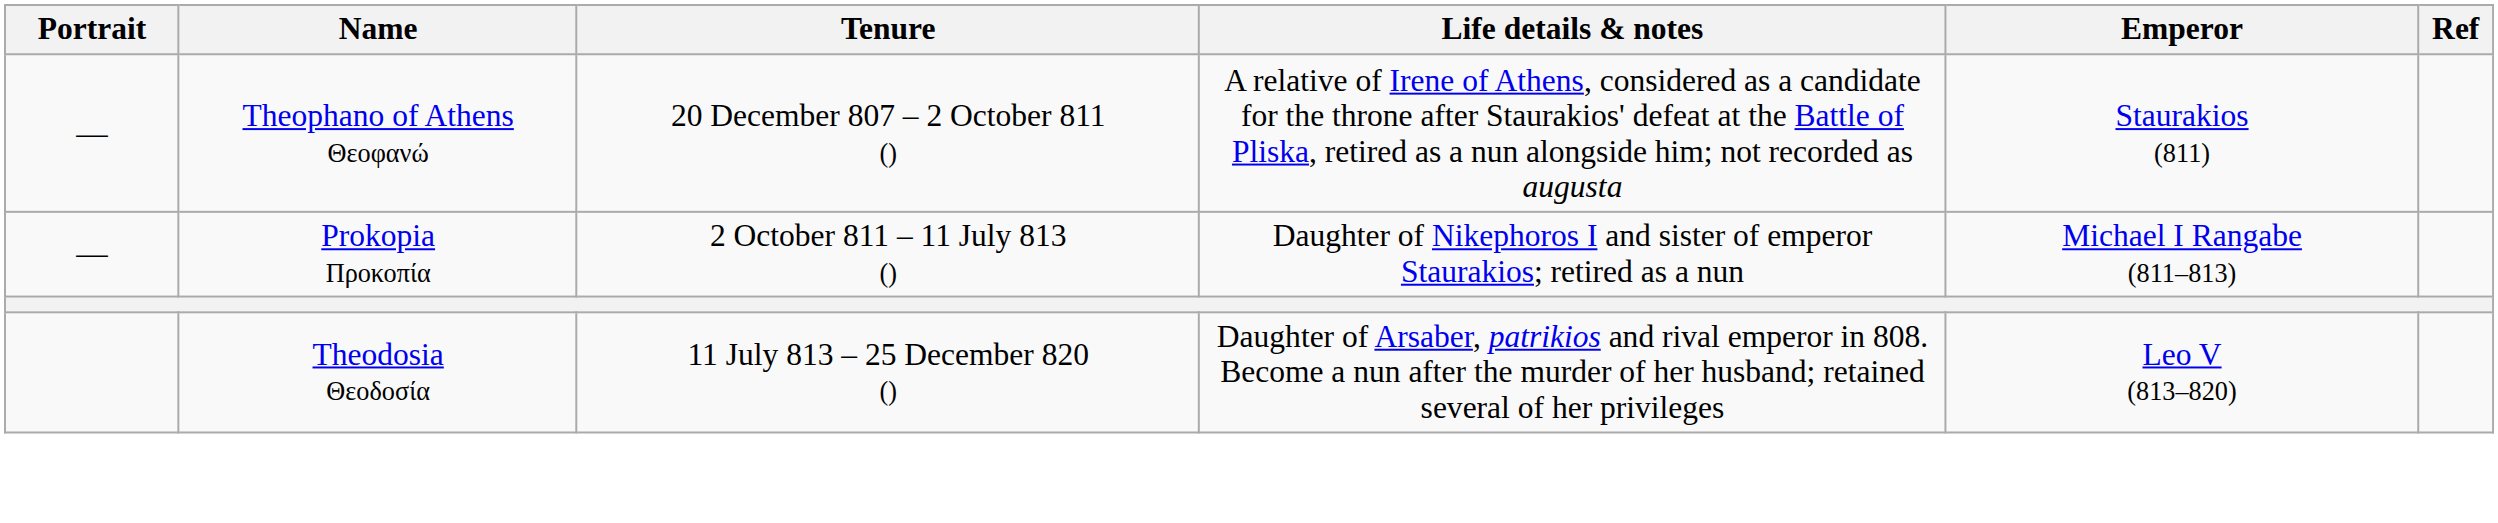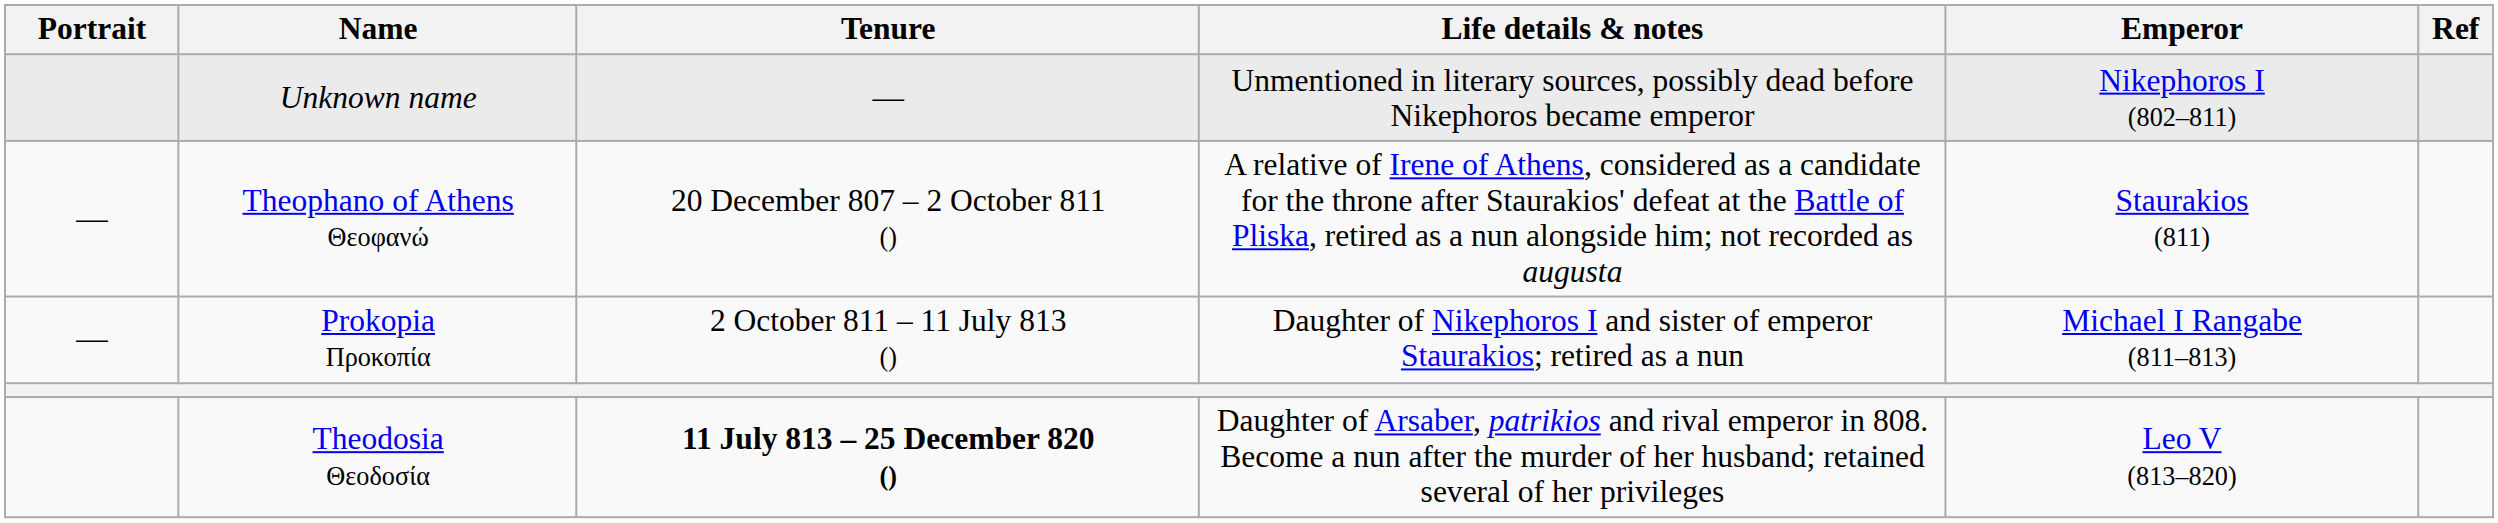+ row: (378, 97)
(888, 371) normal -> (888, 456) bold
